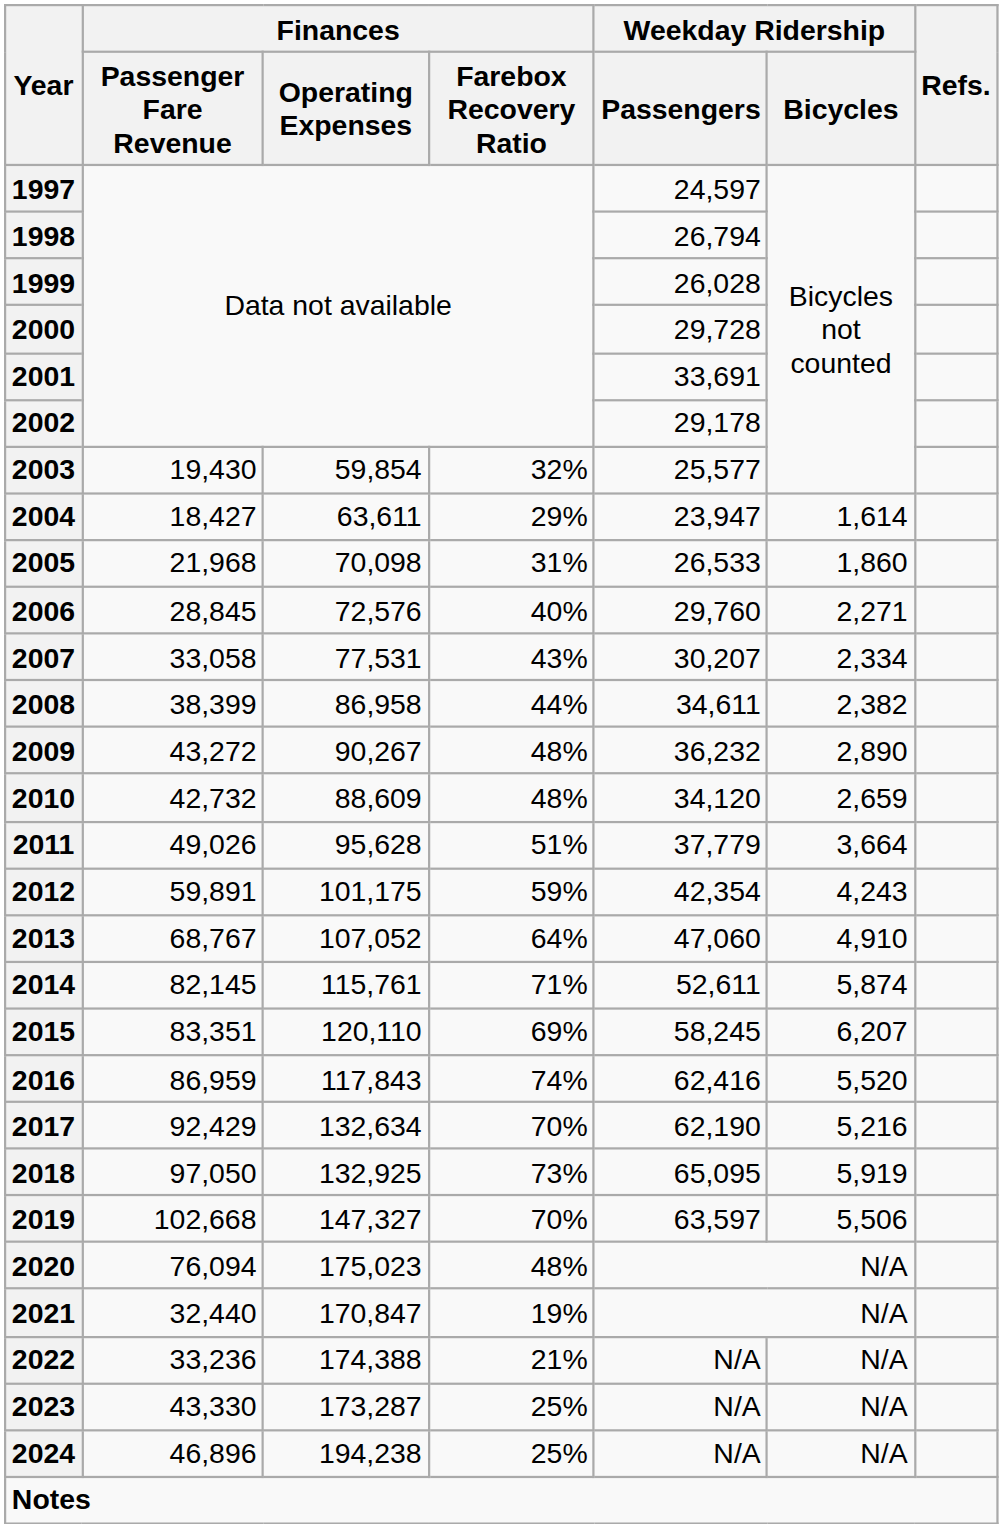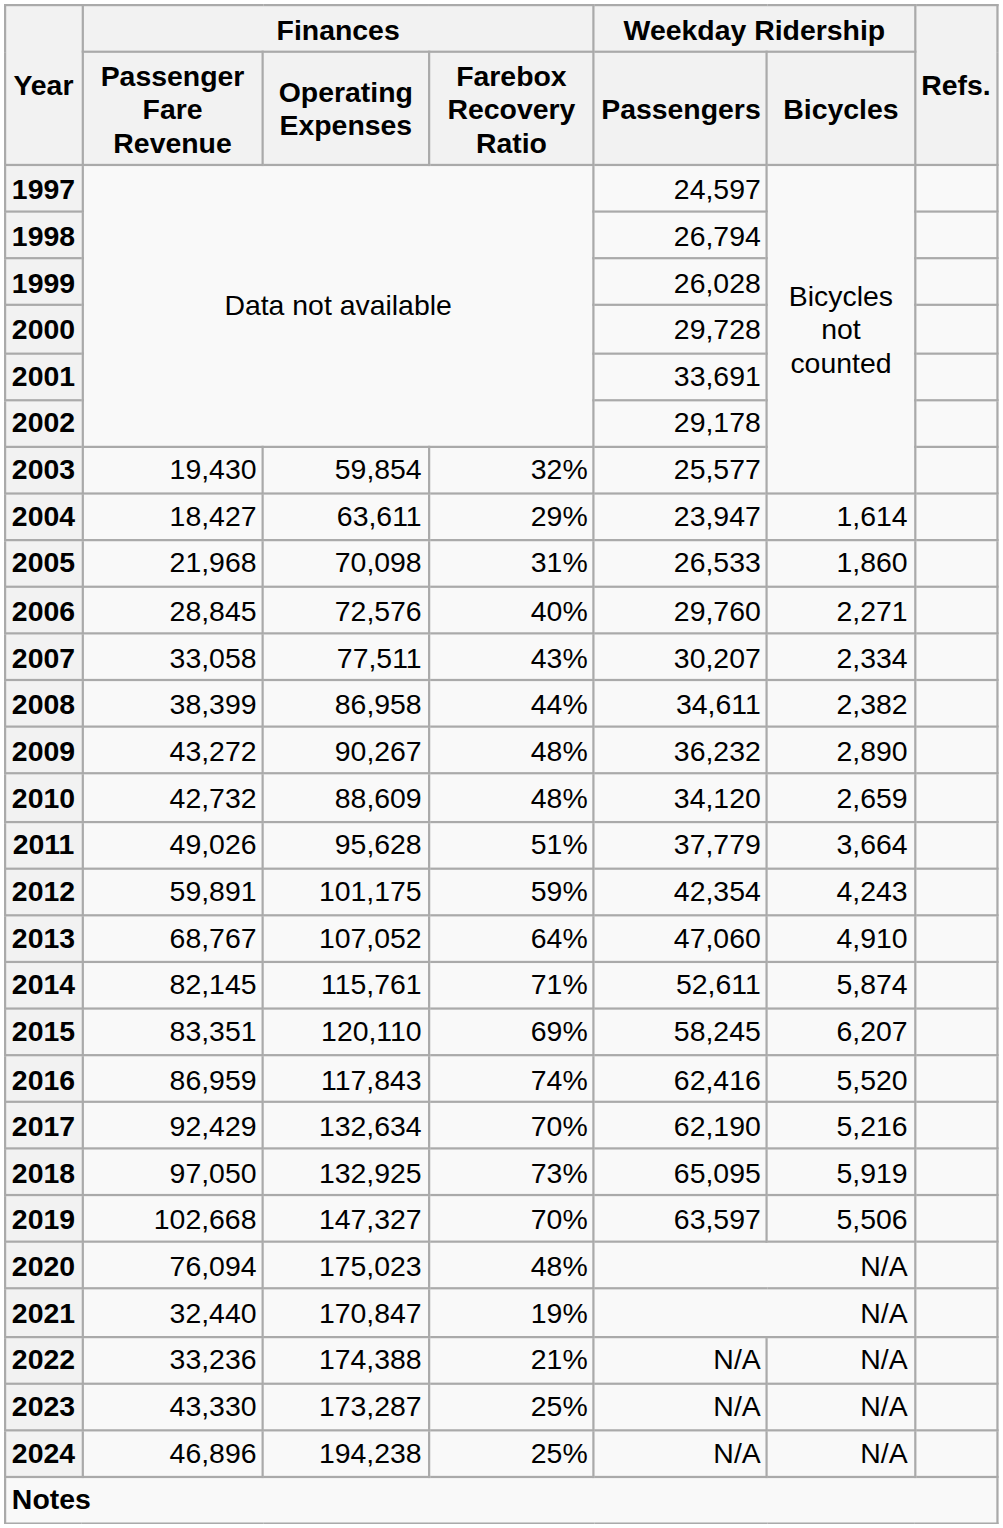(378, 657) 77,531 -> (379, 657) 77,511
